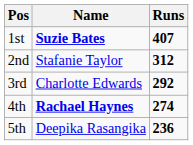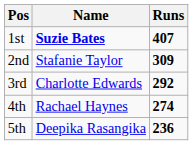(163, 60) 312 -> (163, 60) 309
(85, 106) bold -> (82, 106) normal
